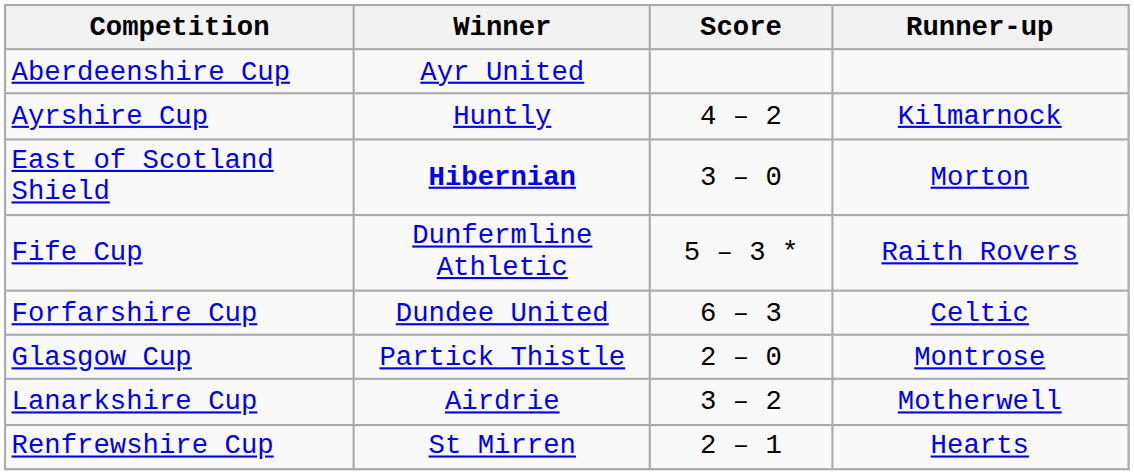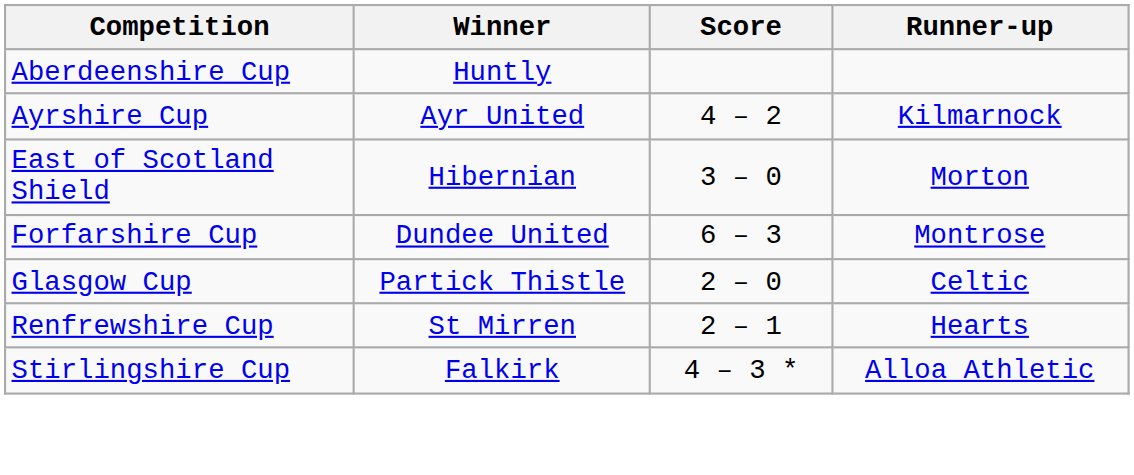(502, 72) Ayr United -> (502, 72) Huntly
(502, 116) Huntly -> (502, 116) Ayr United
(502, 177) bold -> (502, 177) normal
- row: (77, 253)
(980, 313) Celtic -> (980, 237) Montrose
(980, 357) Montrose -> (980, 281) Celtic
- row: (134, 402)
+ row: (151, 370)
